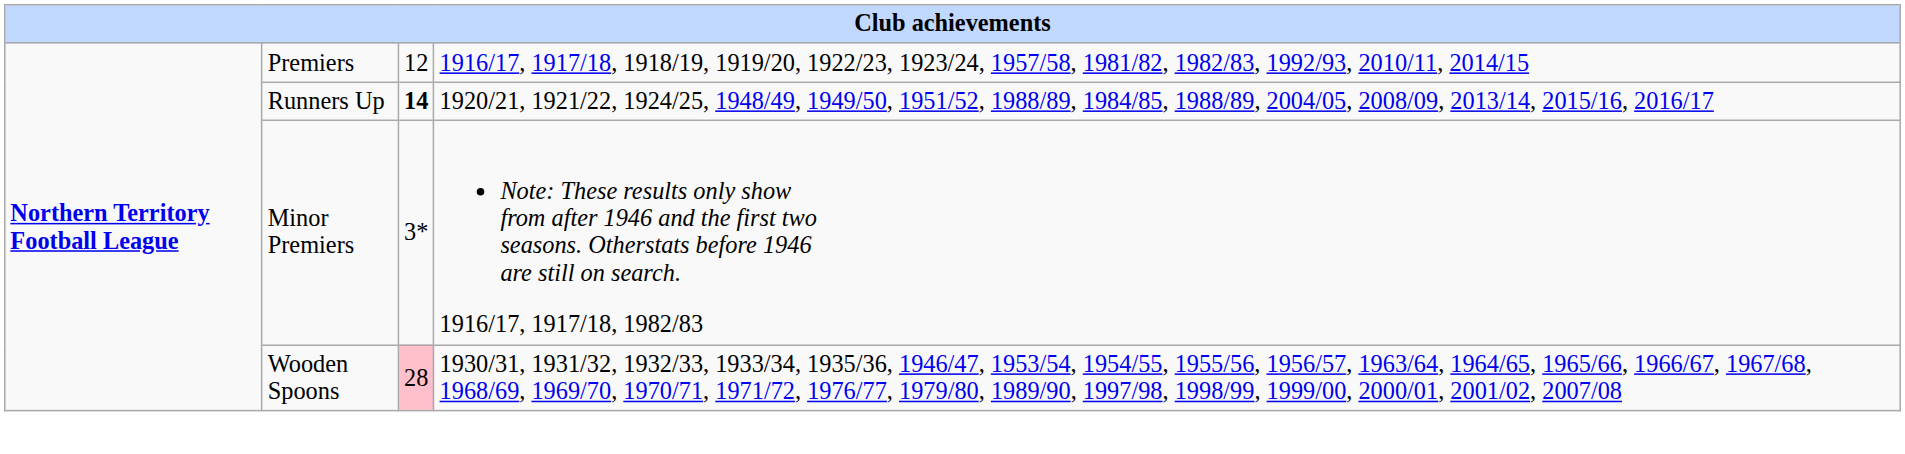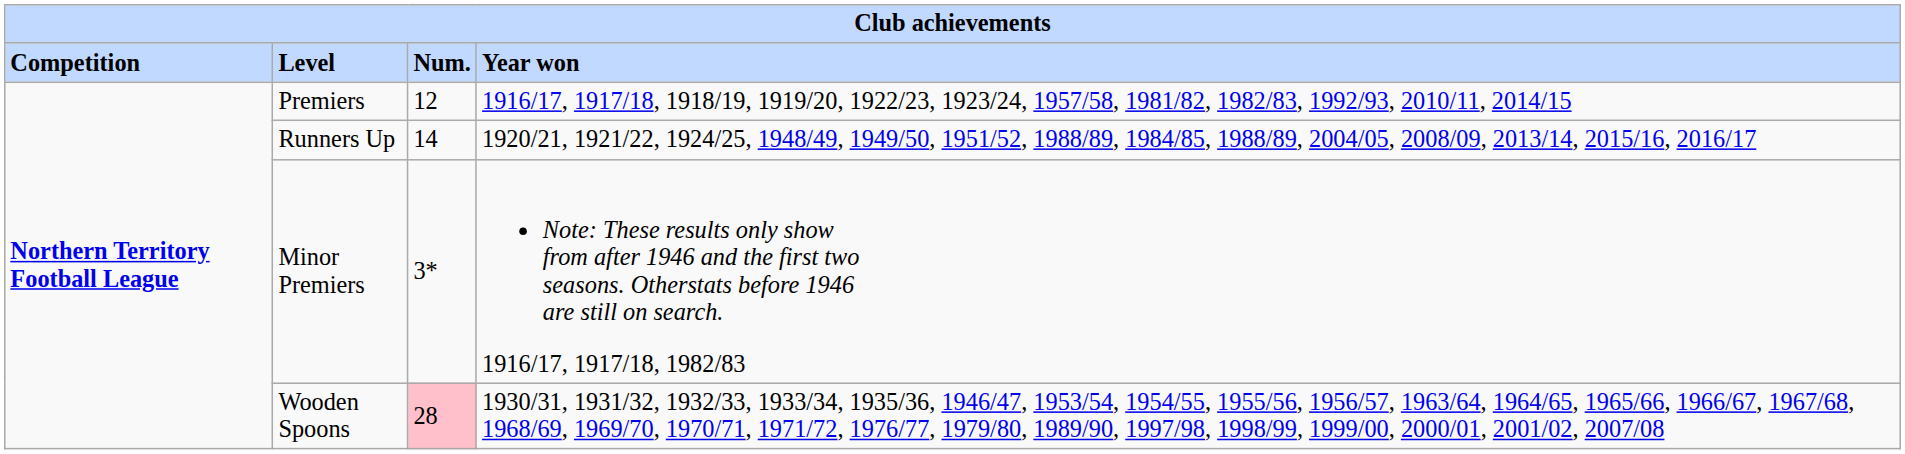+ row: (307, 62)
(416, 100) bold -> (426, 139) normal
